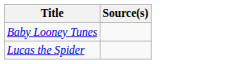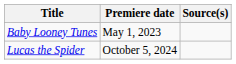+ column: (140, 13)
